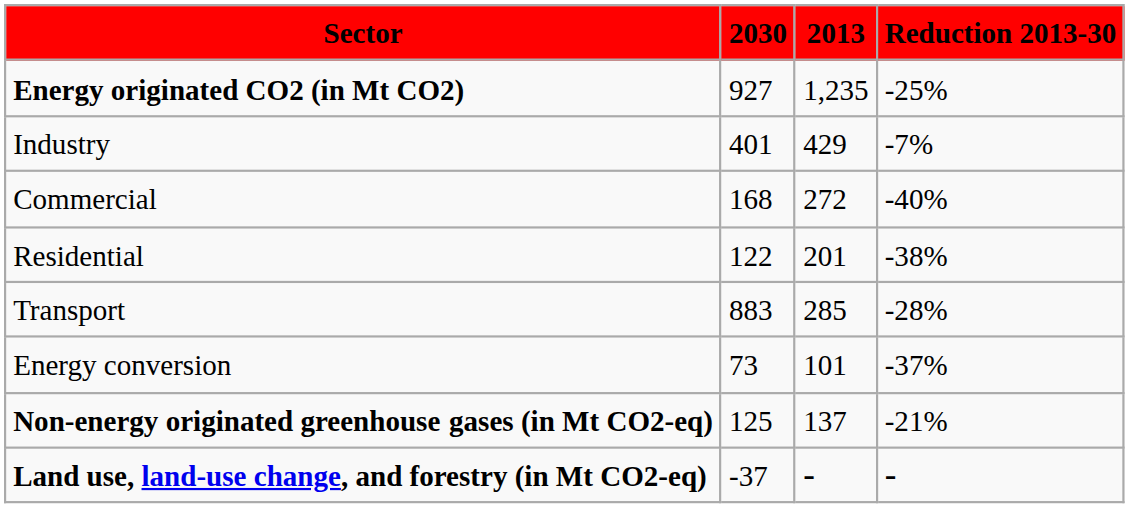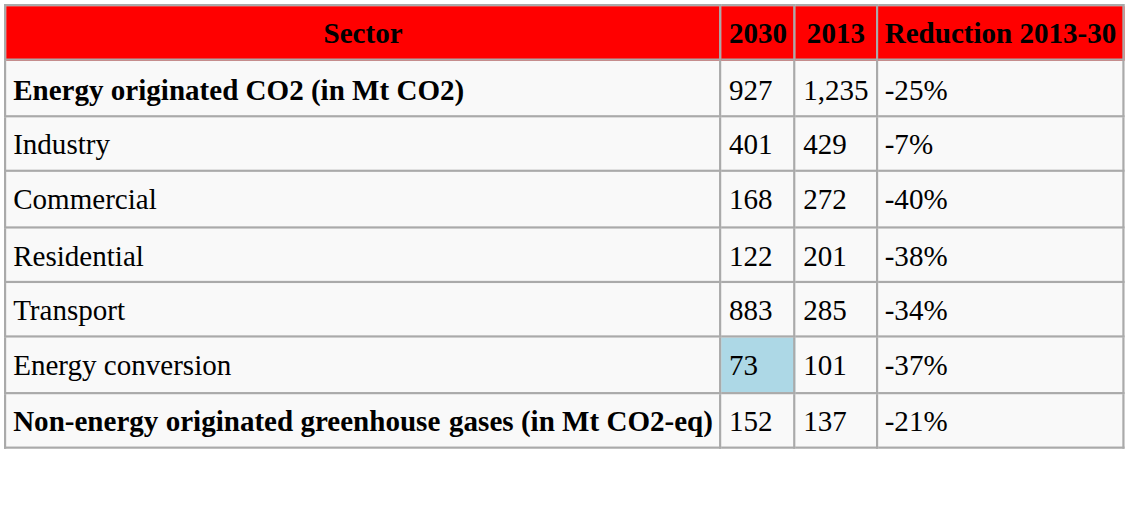(916, 310) -28% -> (916, 310) -34%
(744, 366) no background -> (744, 366) lightblue background
(751, 421) 125 -> (751, 421) 152
- row: (360, 476)
